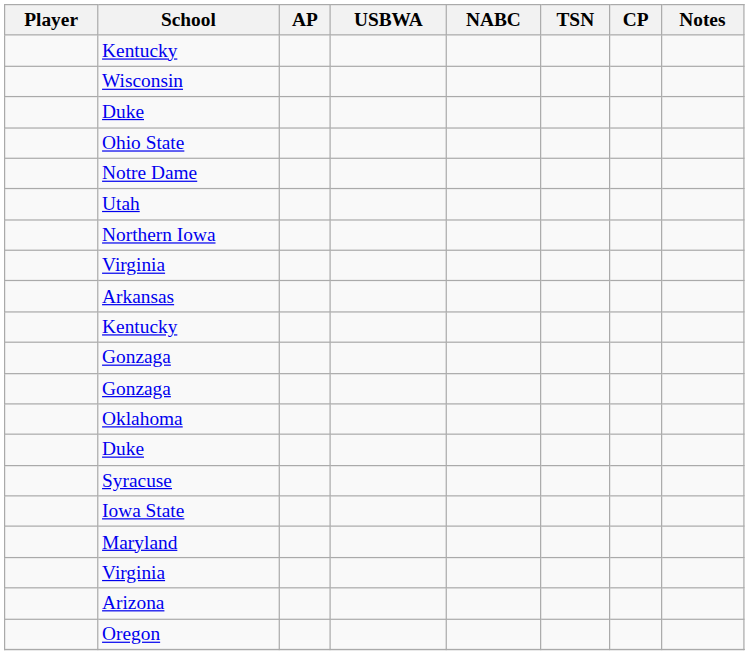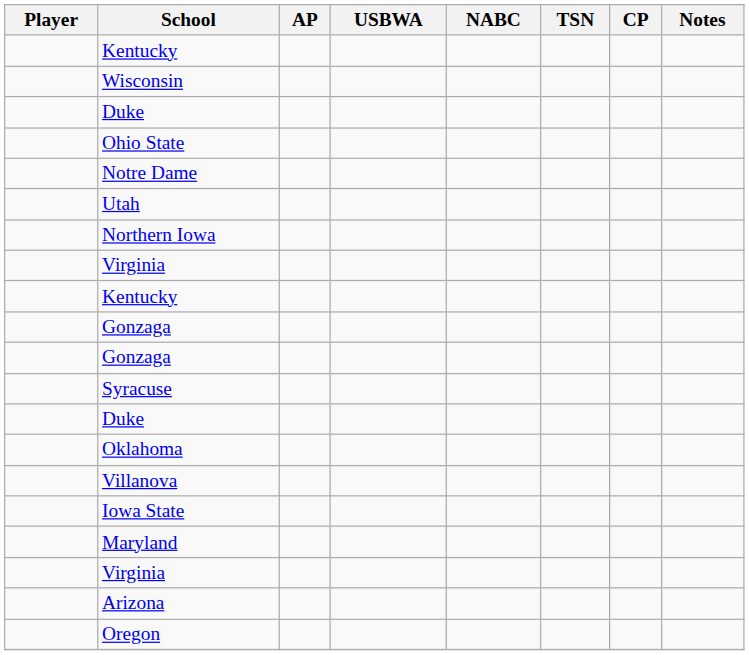- row: (51, 296)
rows swapped: (51, 481) <-> (51, 419)
+ row: (51, 481)
